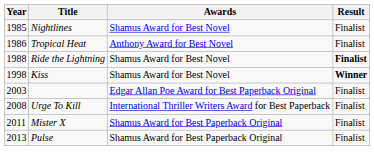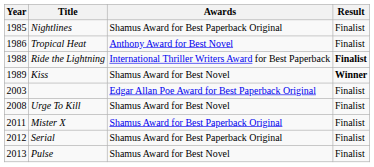(170, 28) Shamus Award for Best Novel -> (196, 28) Shamus Award for Best Paperback Original
(170, 59) Shamus Award for Best Novel -> (220, 59) International Thriller Writers Award for Best Paperback
(17, 75) 1998 -> (17, 75) 1989
(220, 106) International Thriller Writers Award for Best Paperback -> (170, 106) Shamus Award for Best Novel
+ row: (43, 138)
(196, 138) Shamus Award for Best Paperback Original -> (170, 153) Shamus Award for Best Novel
